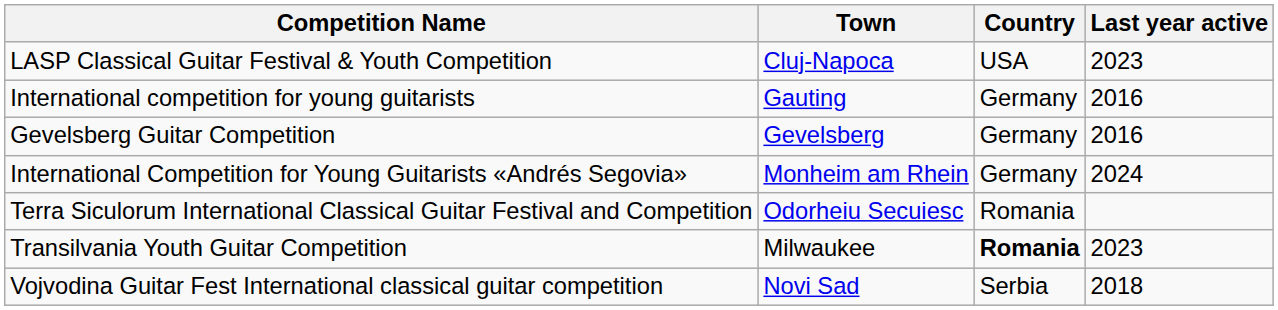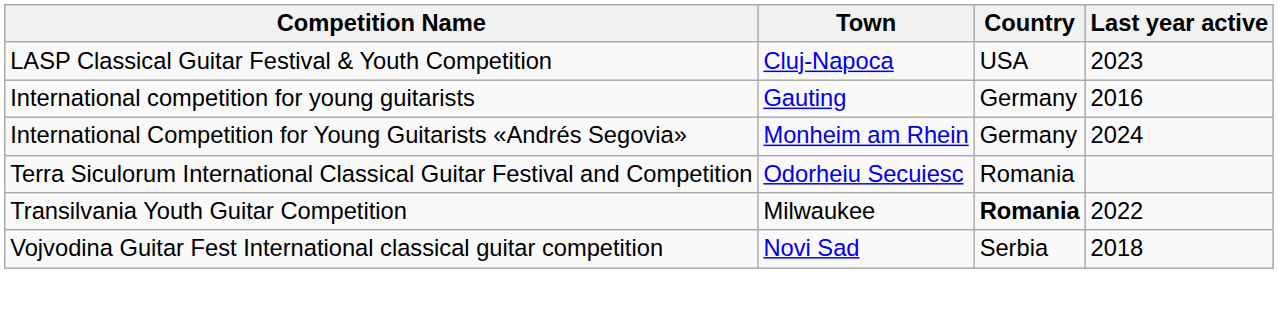- row: (173, 135)
(1117, 248) 2023 -> (1117, 211) 2022
